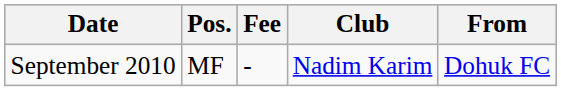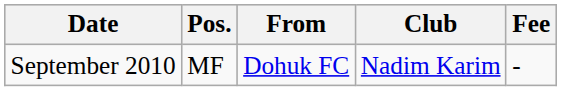columns swapped: (497, 24) <-> (262, 24)
